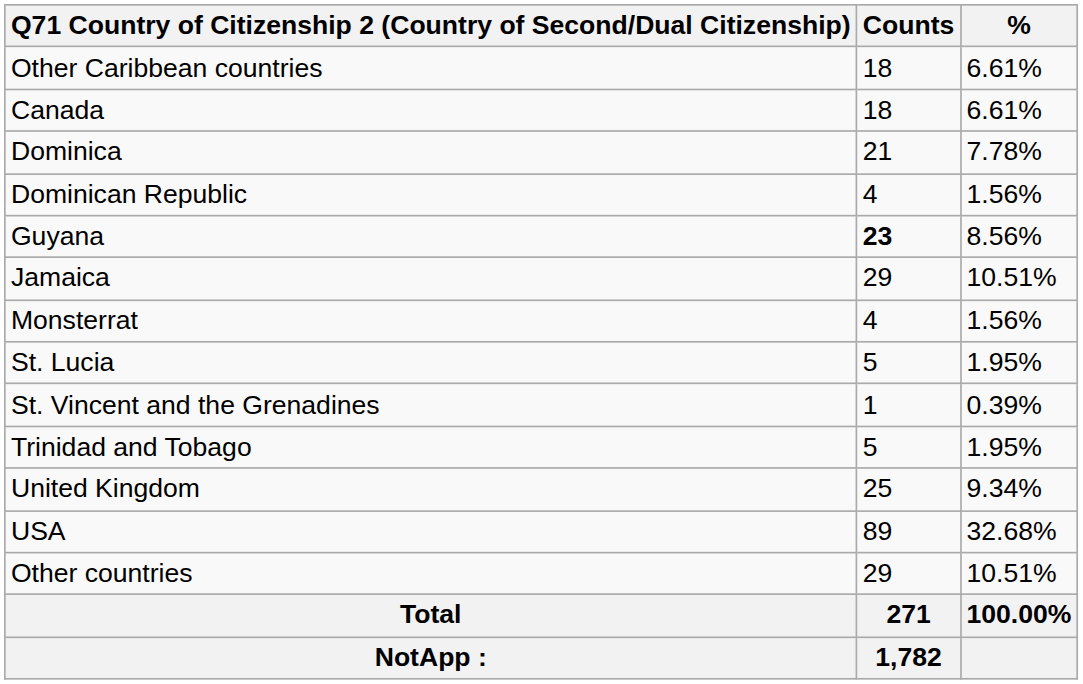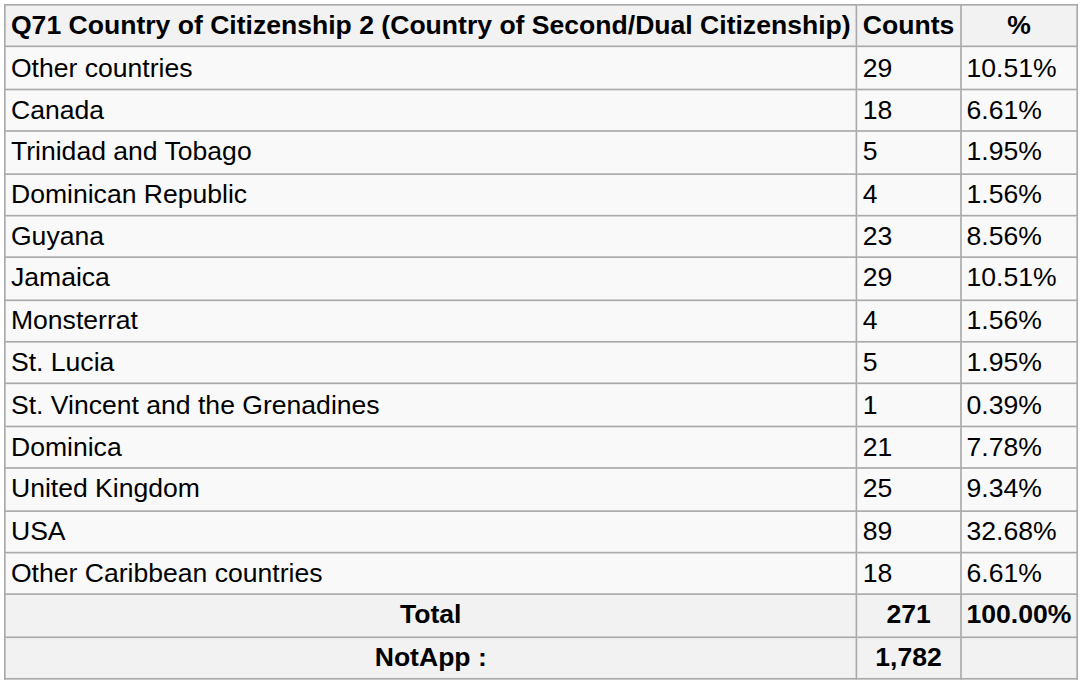rows swapped: (167, 67) <-> (102, 573)
rows swapped: (66, 151) <-> (131, 446)
(878, 236) bold -> (878, 236) normal
